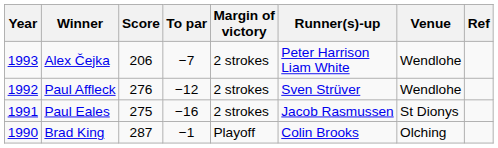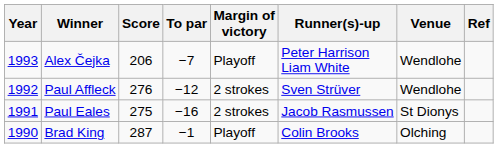(241, 60) 2 strokes -> (234, 60) Playoff
